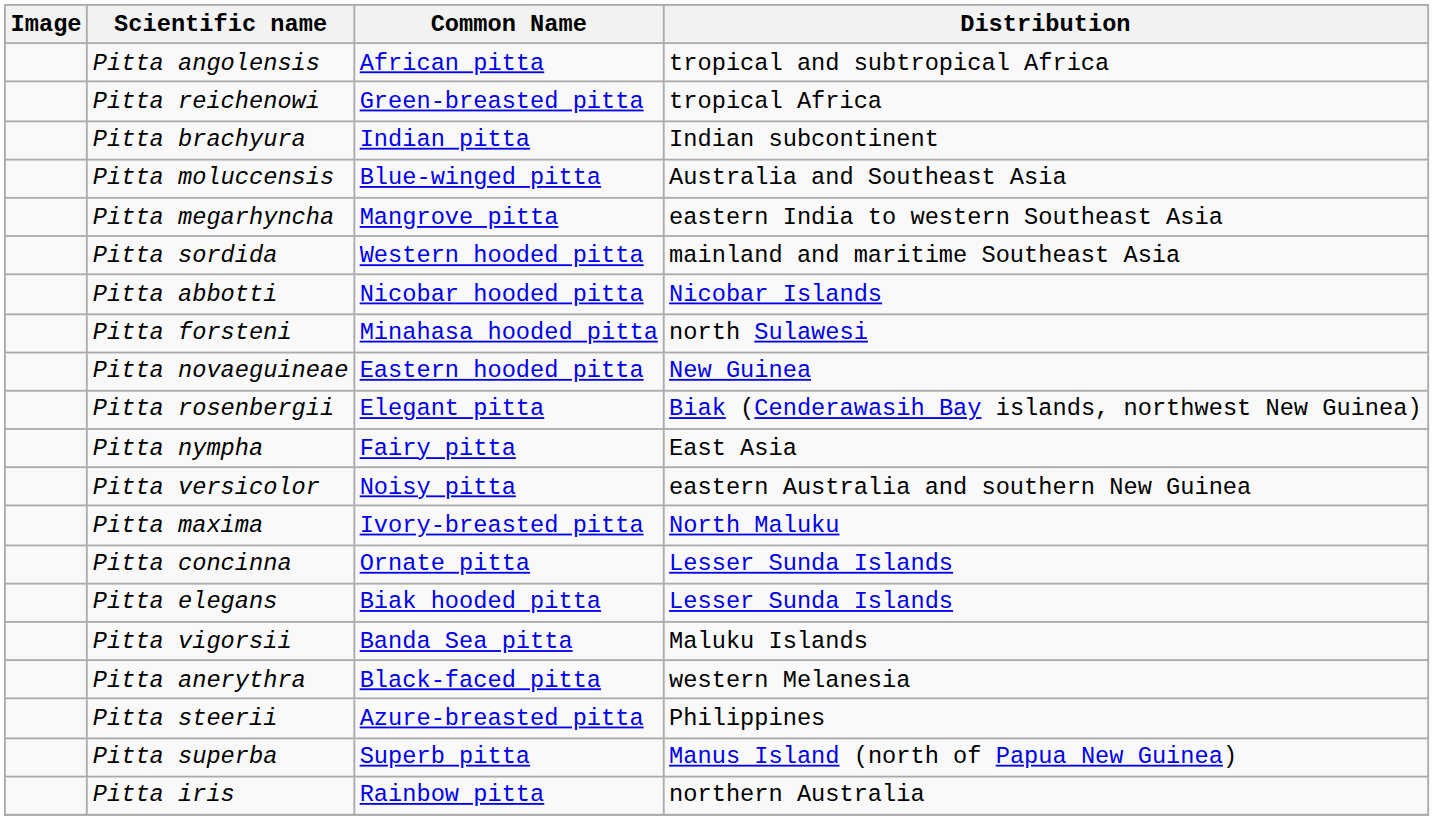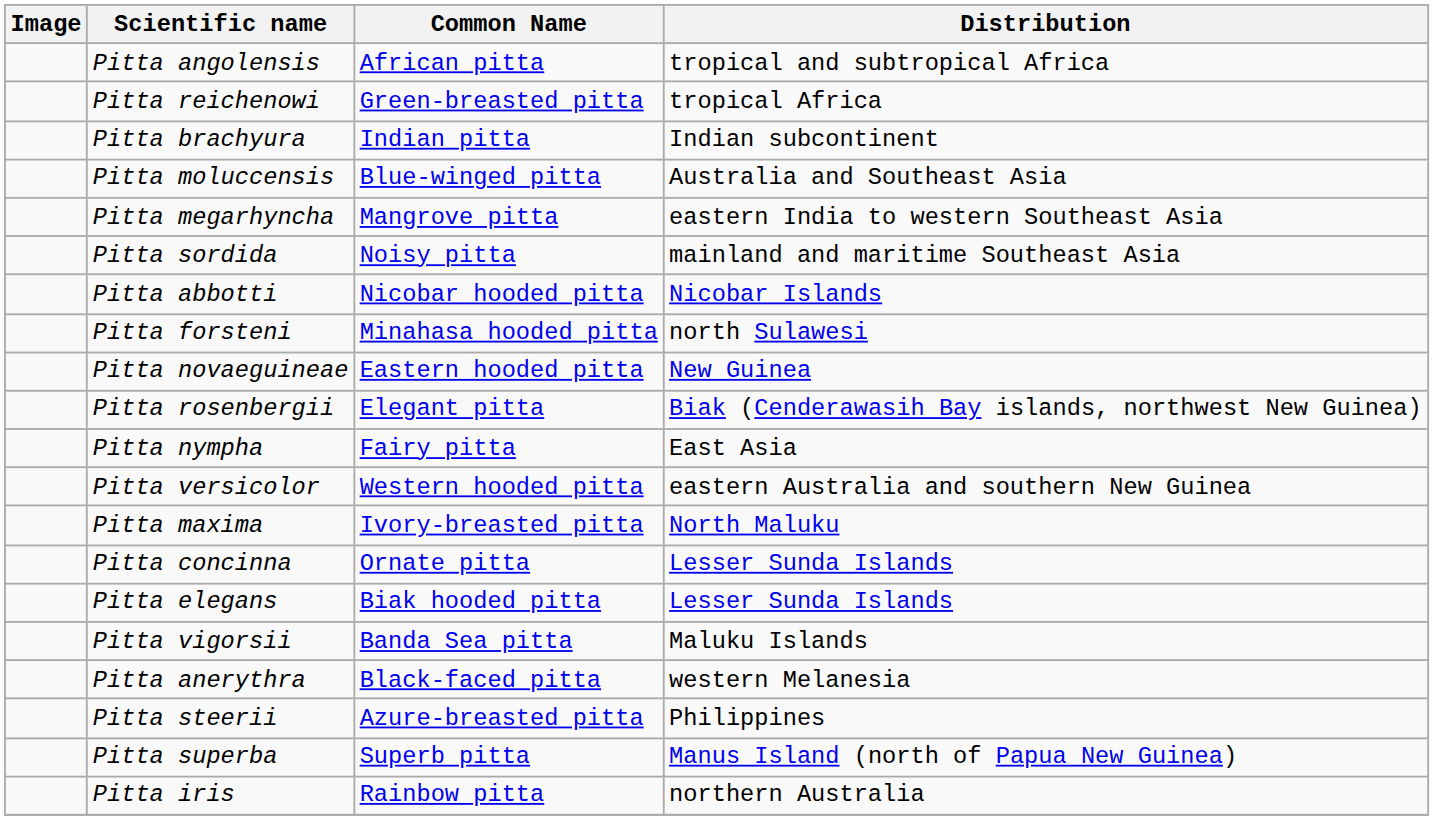(502, 256) Western hooded pitta -> (438, 256) Noisy pitta
(438, 487) Noisy pitta -> (502, 487) Western hooded pitta
